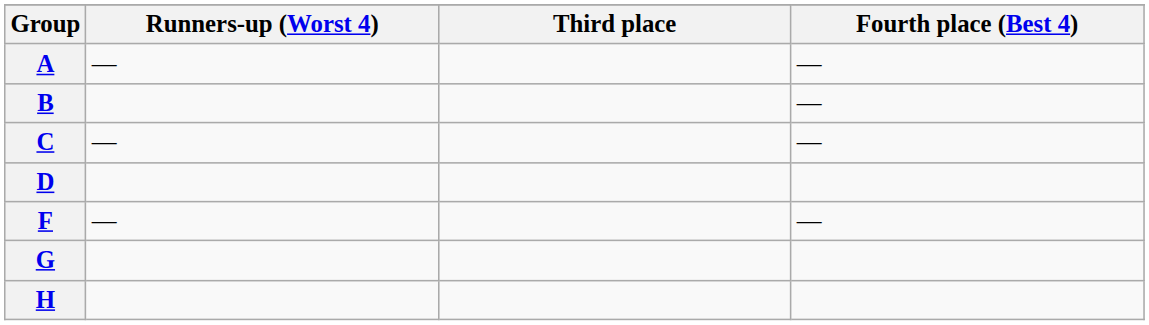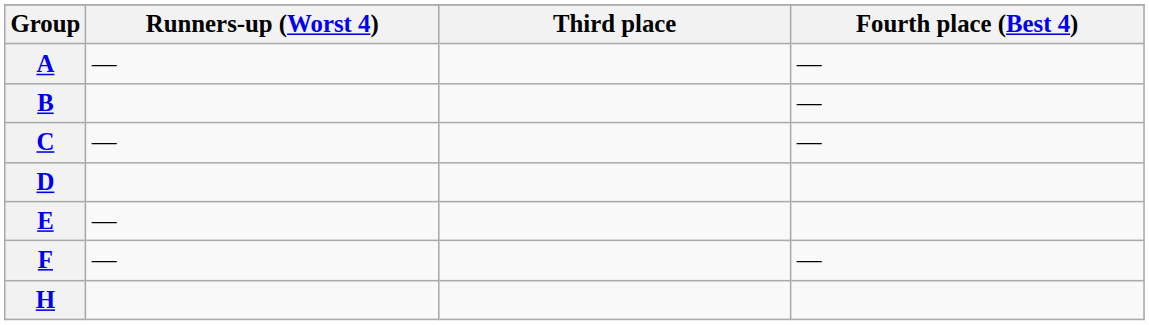+ row: (45, 220)
- row: (45, 260)
